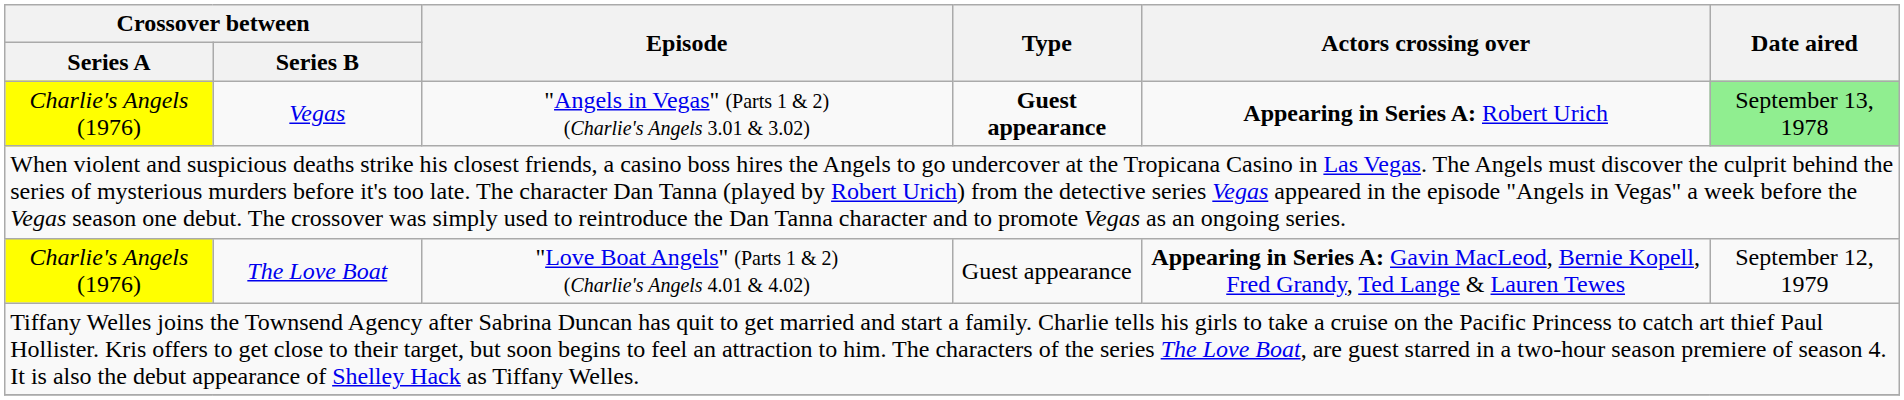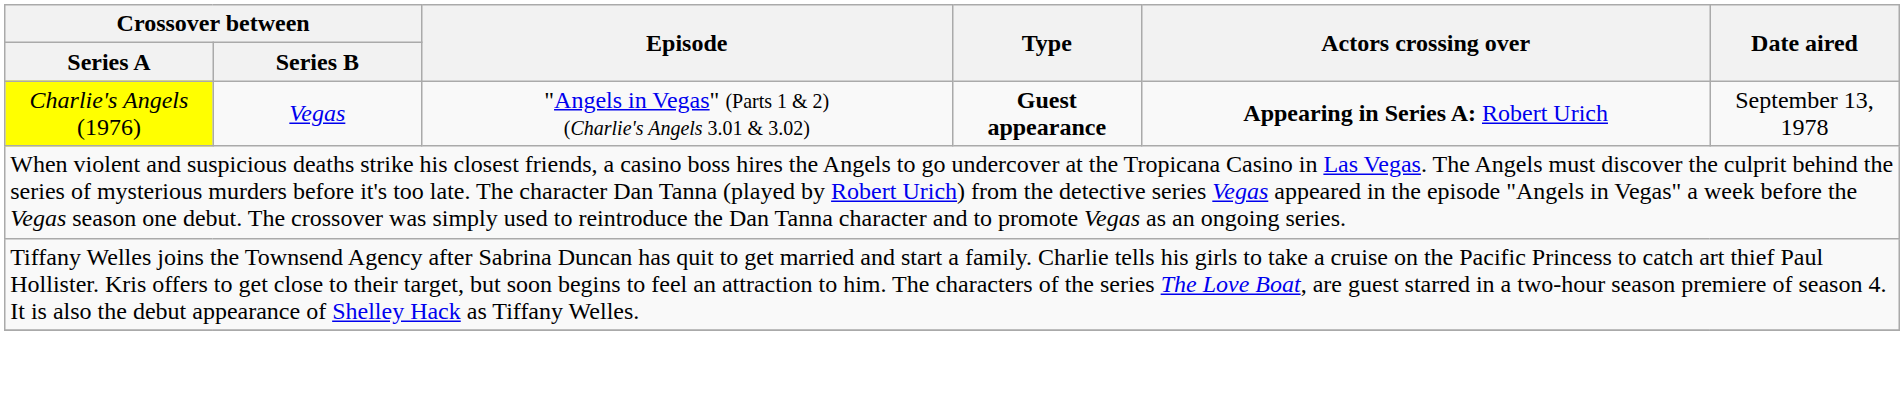(1805, 113) lightgreen background -> (1805, 113) no background
- row: (317, 270)
